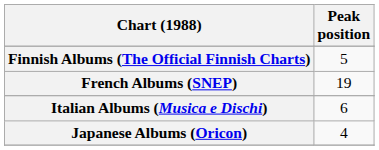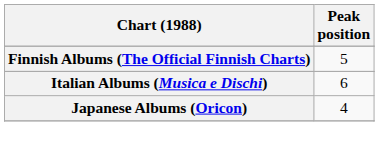- row: (159, 83)
